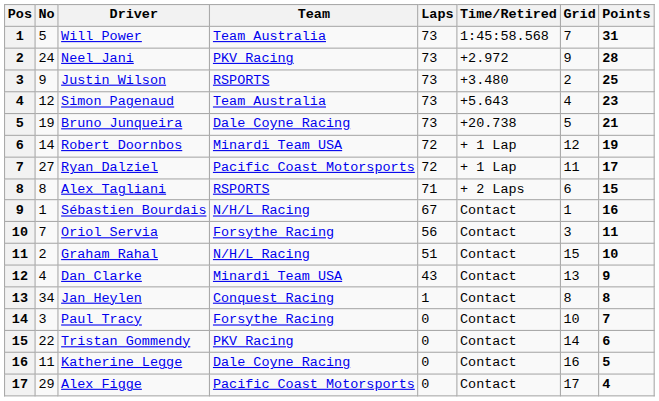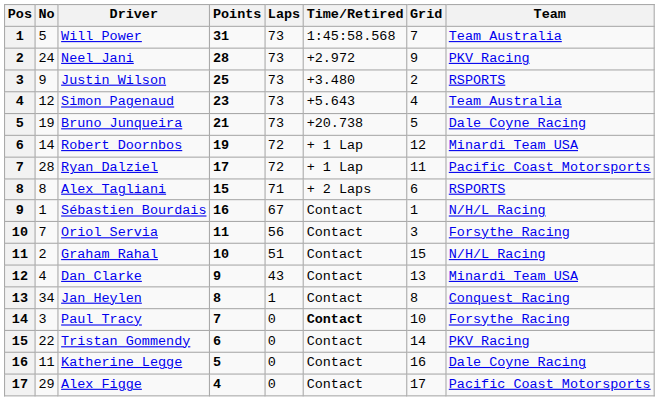columns swapped: (314, 16) <-> (626, 16)
(47, 168) 27 -> (47, 168) 28
(488, 320) normal -> (335, 320) bold
